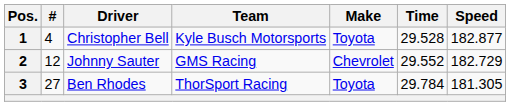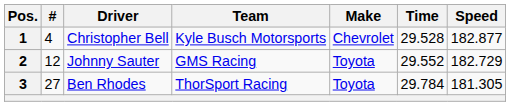(354, 39) Toyota -> (363, 39) Chevrolet
(363, 61) Chevrolet -> (354, 61) Toyota
